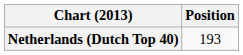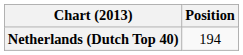(210, 38) 193 -> (210, 38) 194
